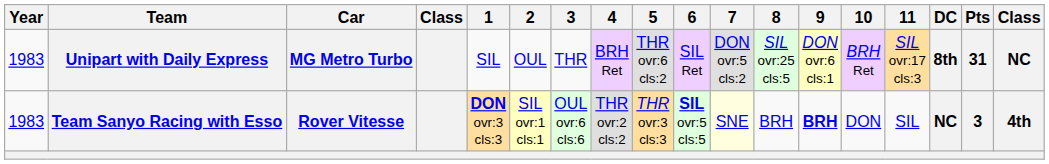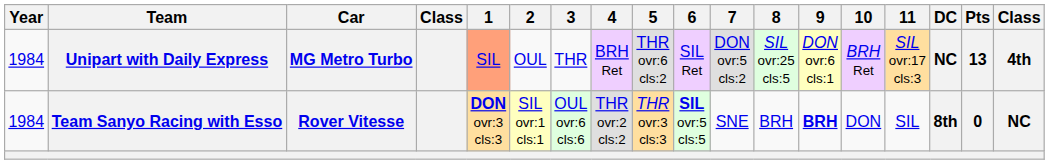(26, 60) 1983 -> (26, 60) 1984
(488, 60) no background -> (488, 60) lightsalmon background
(946, 60) 8th -> (946, 60) NC
(978, 60) 31 -> (978, 60) 13
(1019, 60) NC -> (1019, 60) 4th
(26, 121) 1983 -> (26, 121) 1984
(732, 121) lightyellow background -> (732, 121) no background
(946, 121) NC -> (946, 121) 8th
(978, 121) 3 -> (978, 121) 0
(1019, 121) 4th -> (1019, 121) NC
